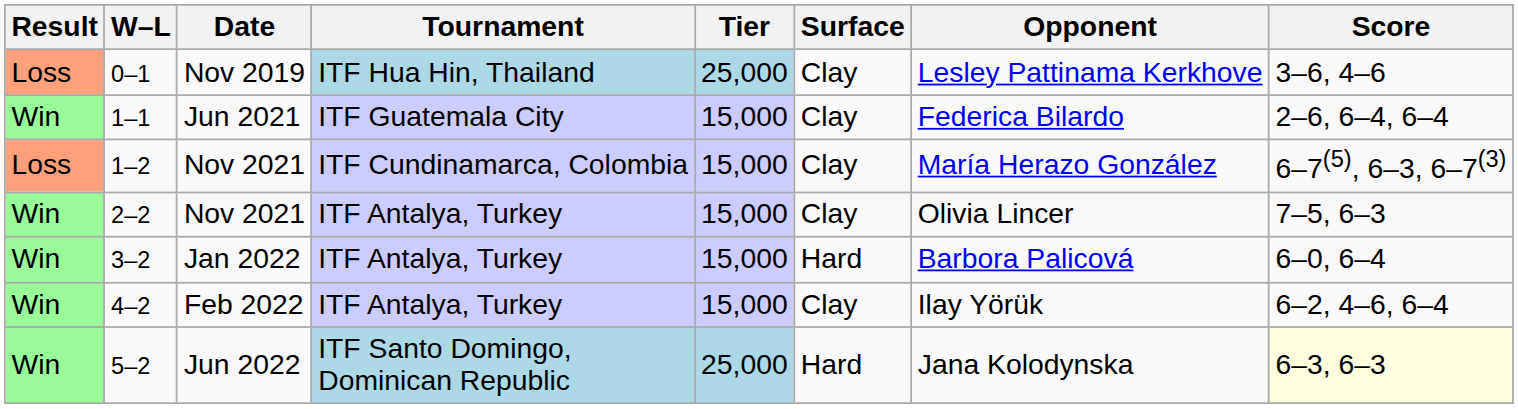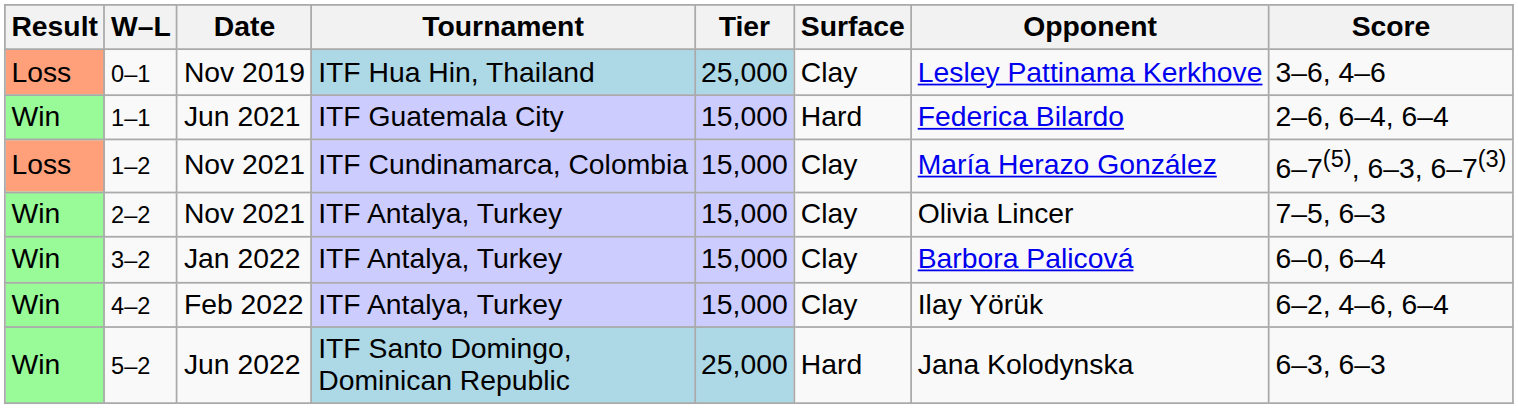(829, 116) Clay -> (831, 116) Hard
(831, 259) Hard -> (829, 259) Clay
(1331, 364) lightyellow background -> (1331, 364) no background
